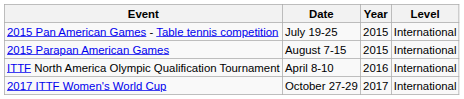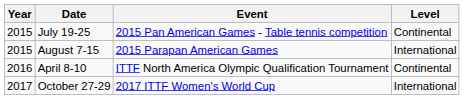columns swapped: (376, 14) <-> (143, 14)
(425, 32) International -> (423, 32) Continental
(425, 68) International -> (423, 68) Continental
